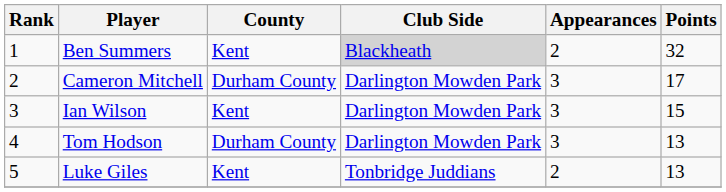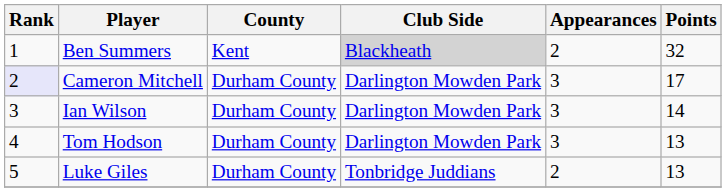(14, 80) no background -> (14, 80) lavender background
(230, 111) Kent -> (274, 111) Durham County
(675, 111) 15 -> (675, 111) 14
(230, 171) Kent -> (274, 171) Durham County
